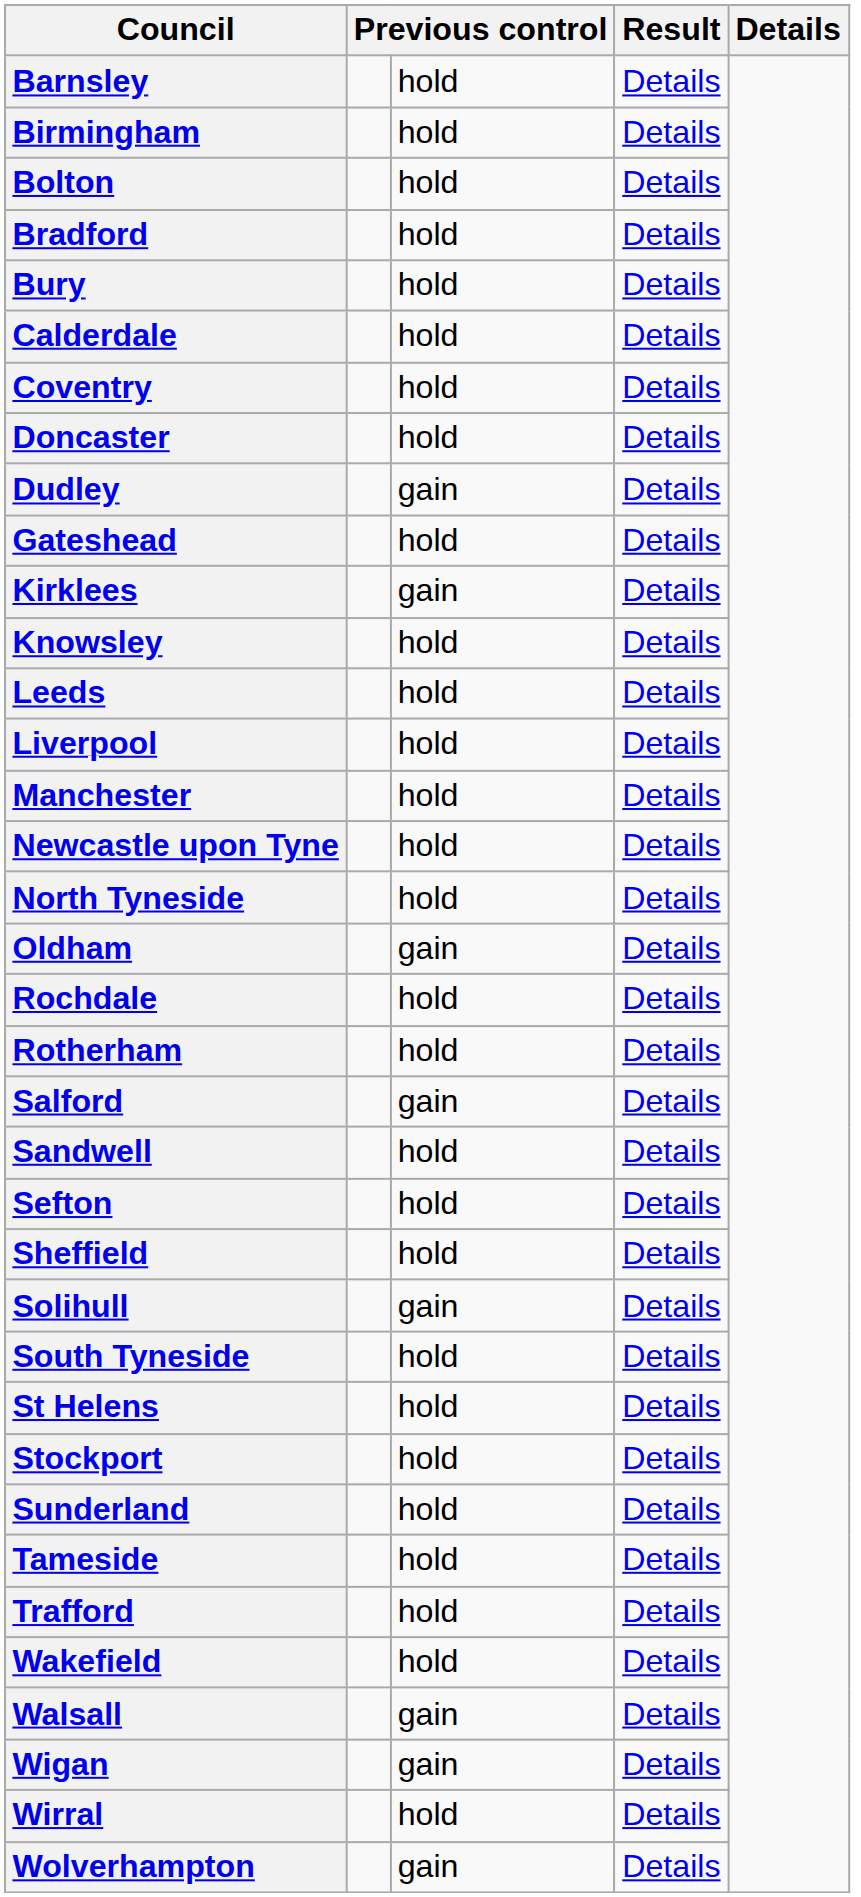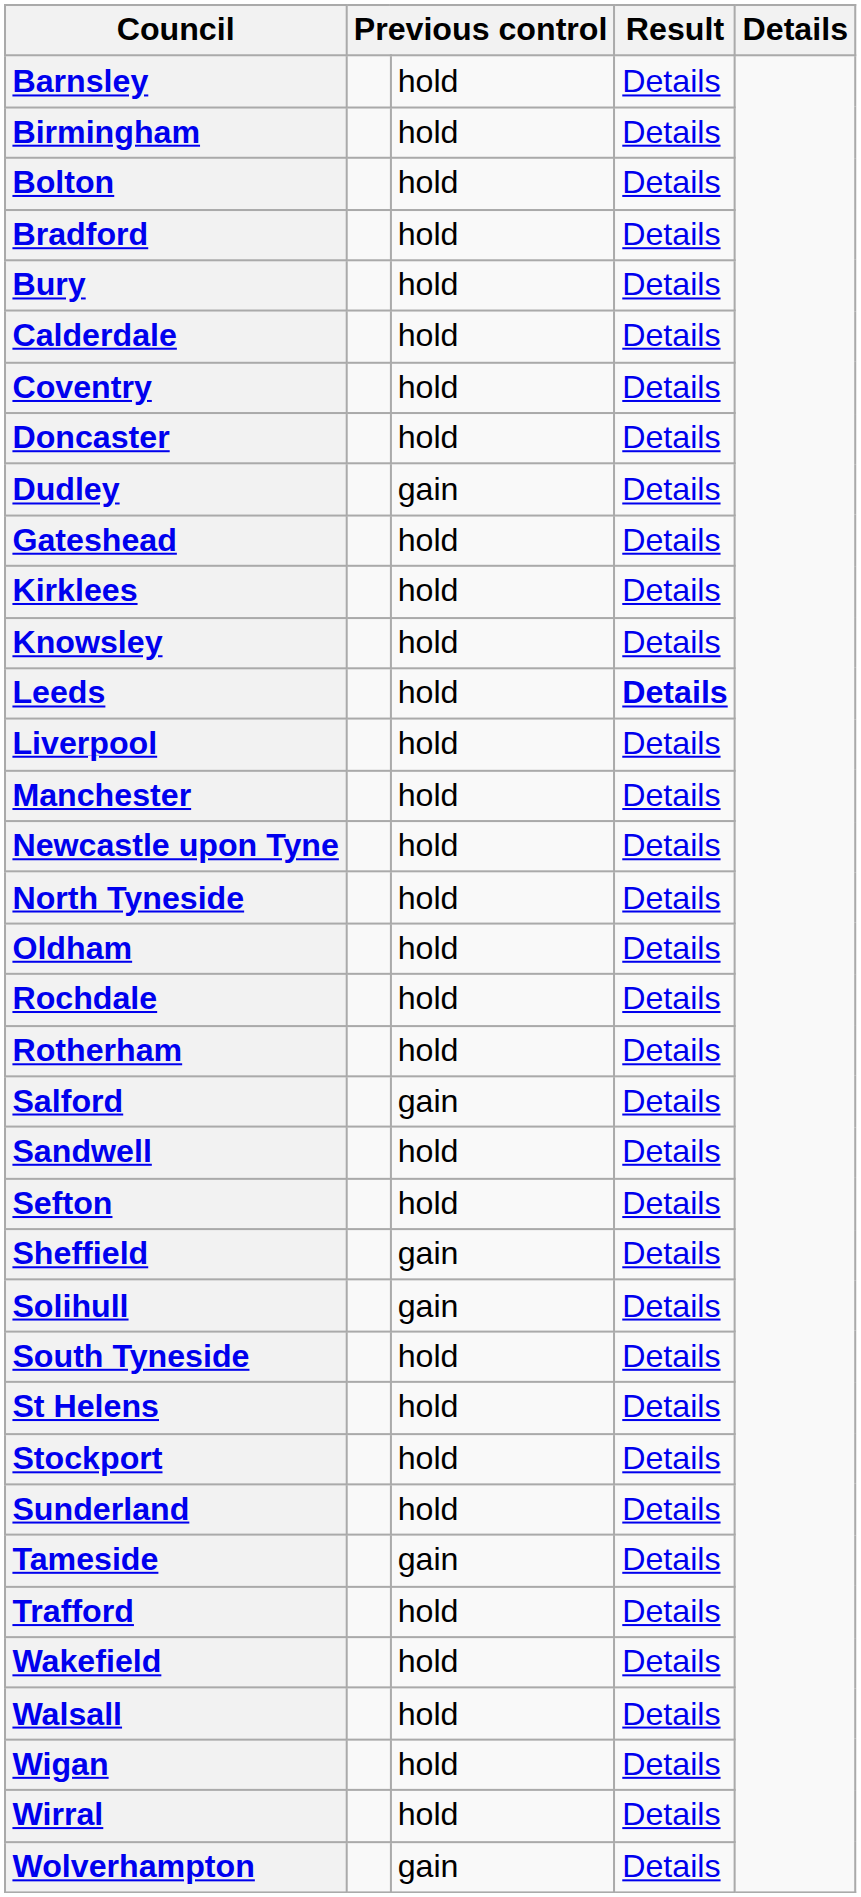(428, 591) gain -> (428, 591) hold
(671, 693) normal -> (675, 693) bold
(428, 948) gain -> (428, 948) hold
(428, 1254) hold -> (428, 1254) gain
(428, 1560) hold -> (428, 1560) gain
(428, 1713) gain -> (428, 1713) hold
(428, 1764) gain -> (428, 1764) hold
